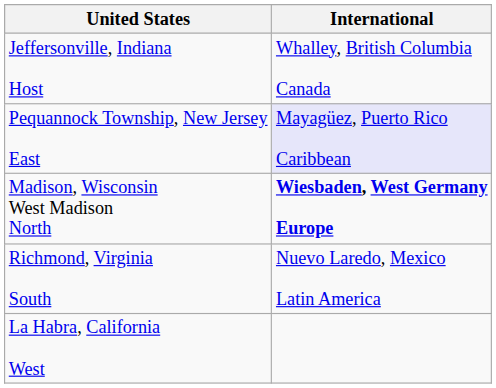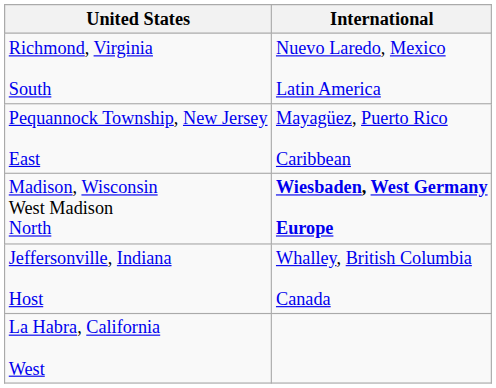rows swapped: (90, 68) <-> (81, 278)
(362, 138) lavender background -> (362, 138) no background
